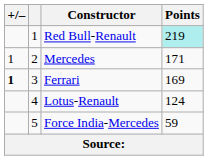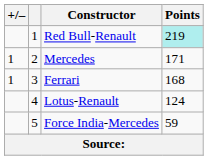(11, 79) bold -> (11, 79) normal
(175, 79) 169 -> (175, 79) 168
